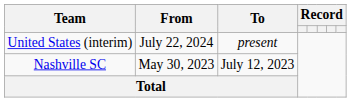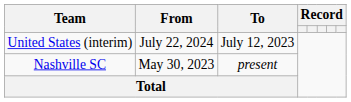(258, 43) present -> (258, 43) July 12, 2023
(258, 64) July 12, 2023 -> (258, 64) present
